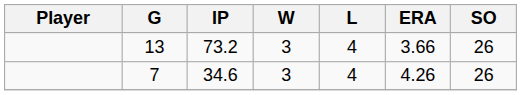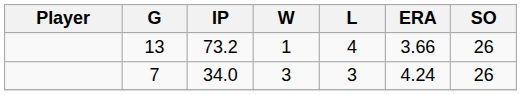(286, 47) 3 -> (286, 47) 1
(220, 75) 34.6 -> (220, 75) 34.0
(352, 75) 4 -> (352, 75) 3
(418, 75) 4.26 -> (418, 75) 4.24
